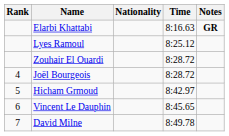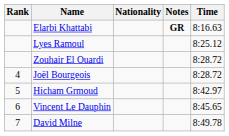columns swapped: (180, 12) <-> (210, 12)
